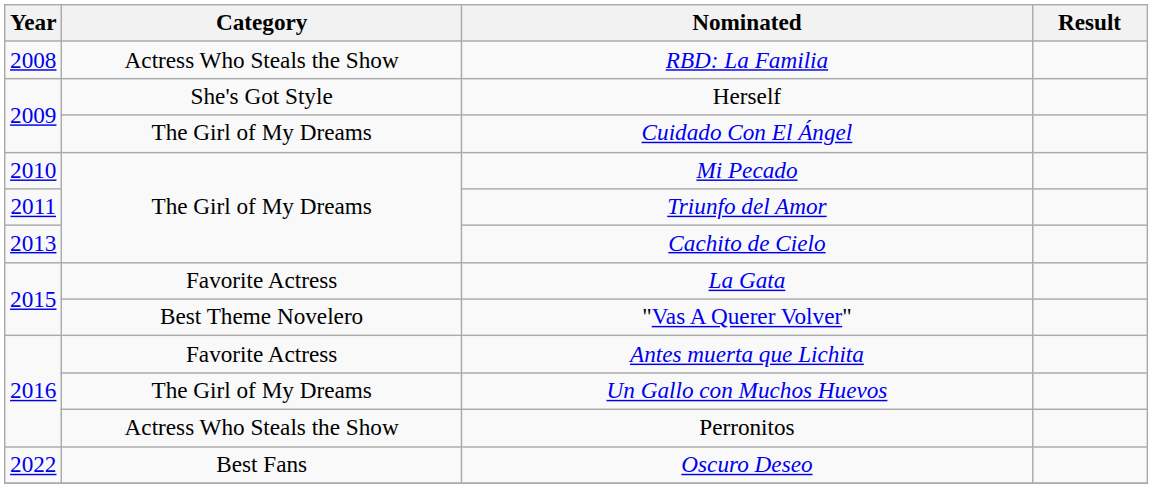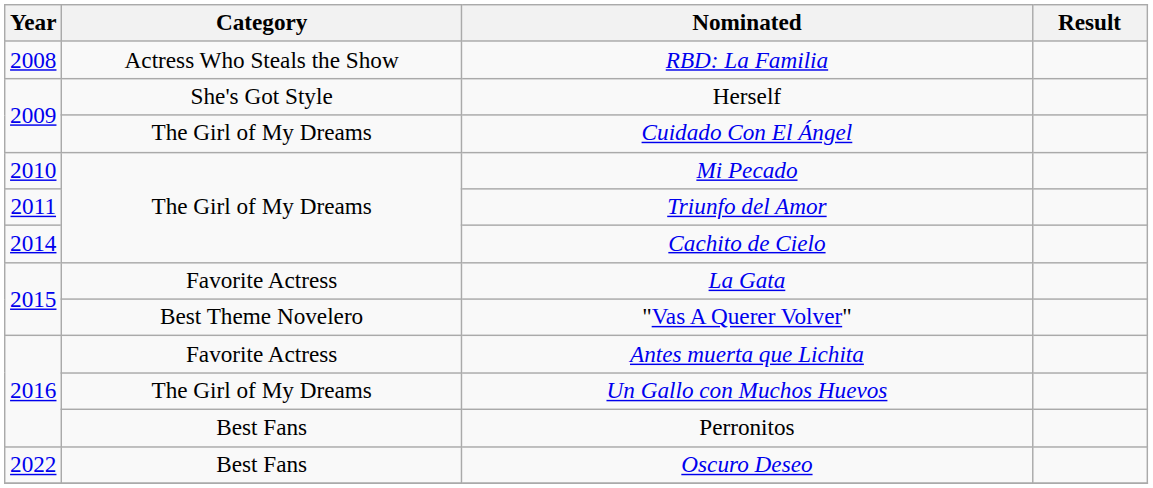(33, 243) 2013 -> (33, 243) 2014
(262, 427) Actress Who Steals the Show -> (262, 427) Best Fans
